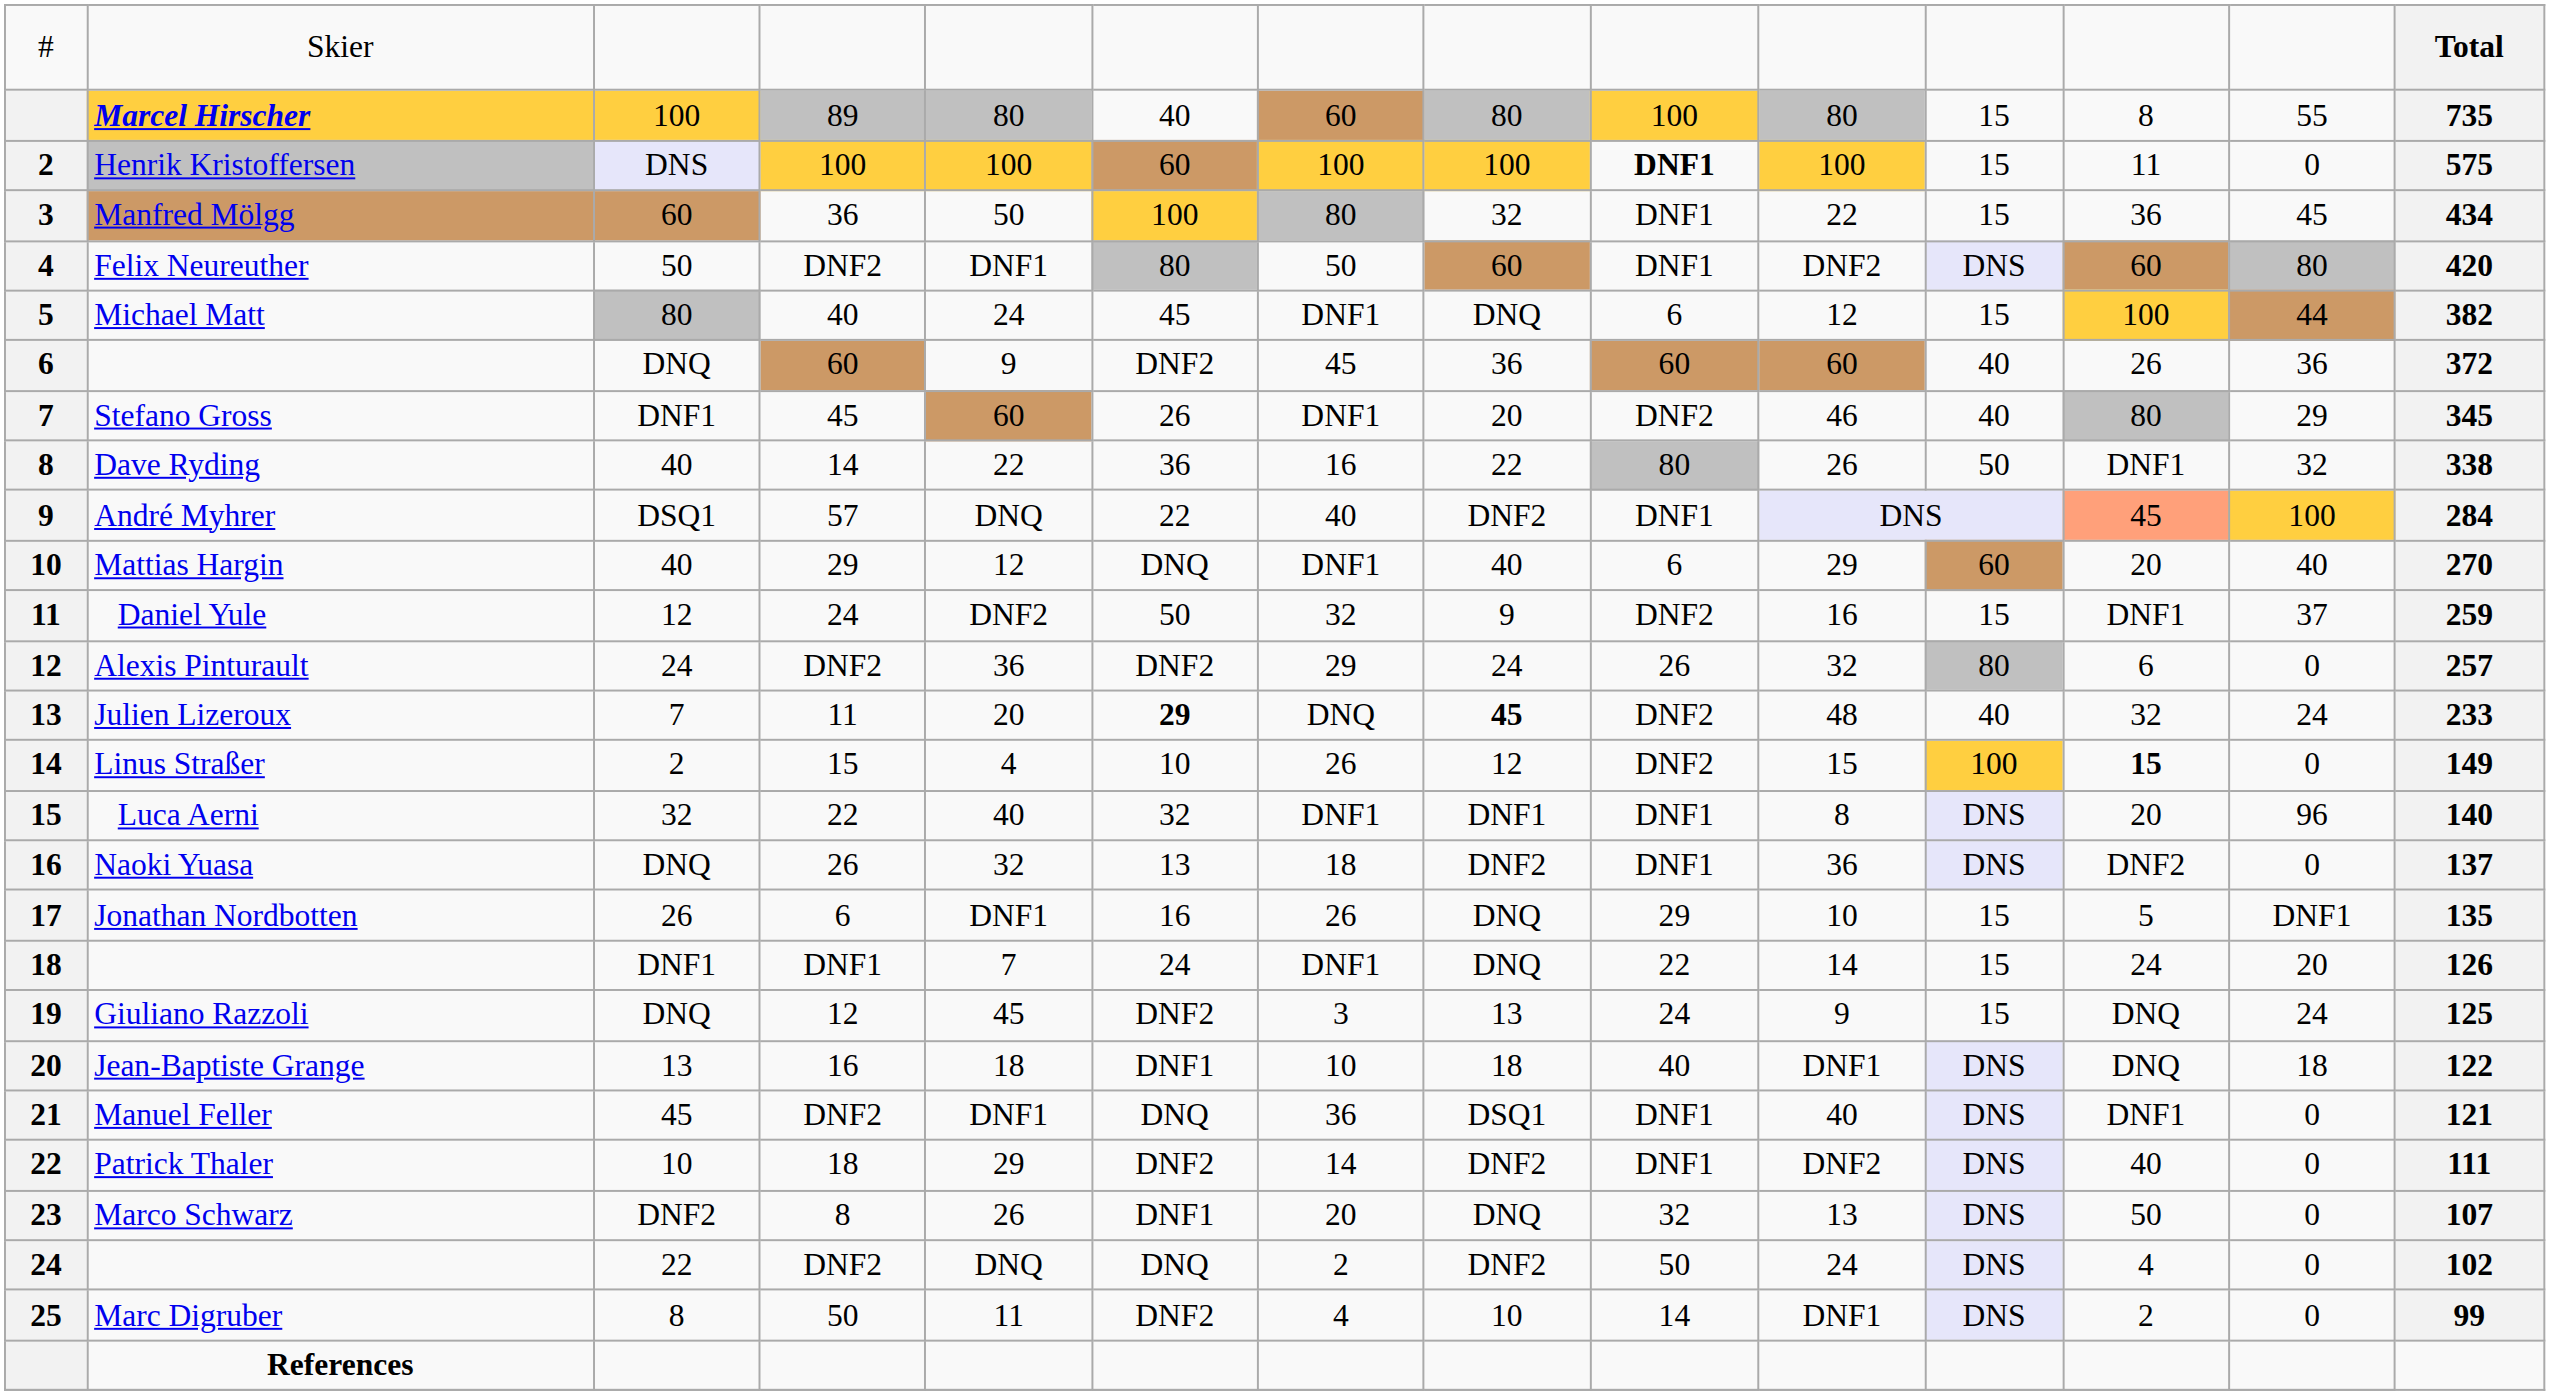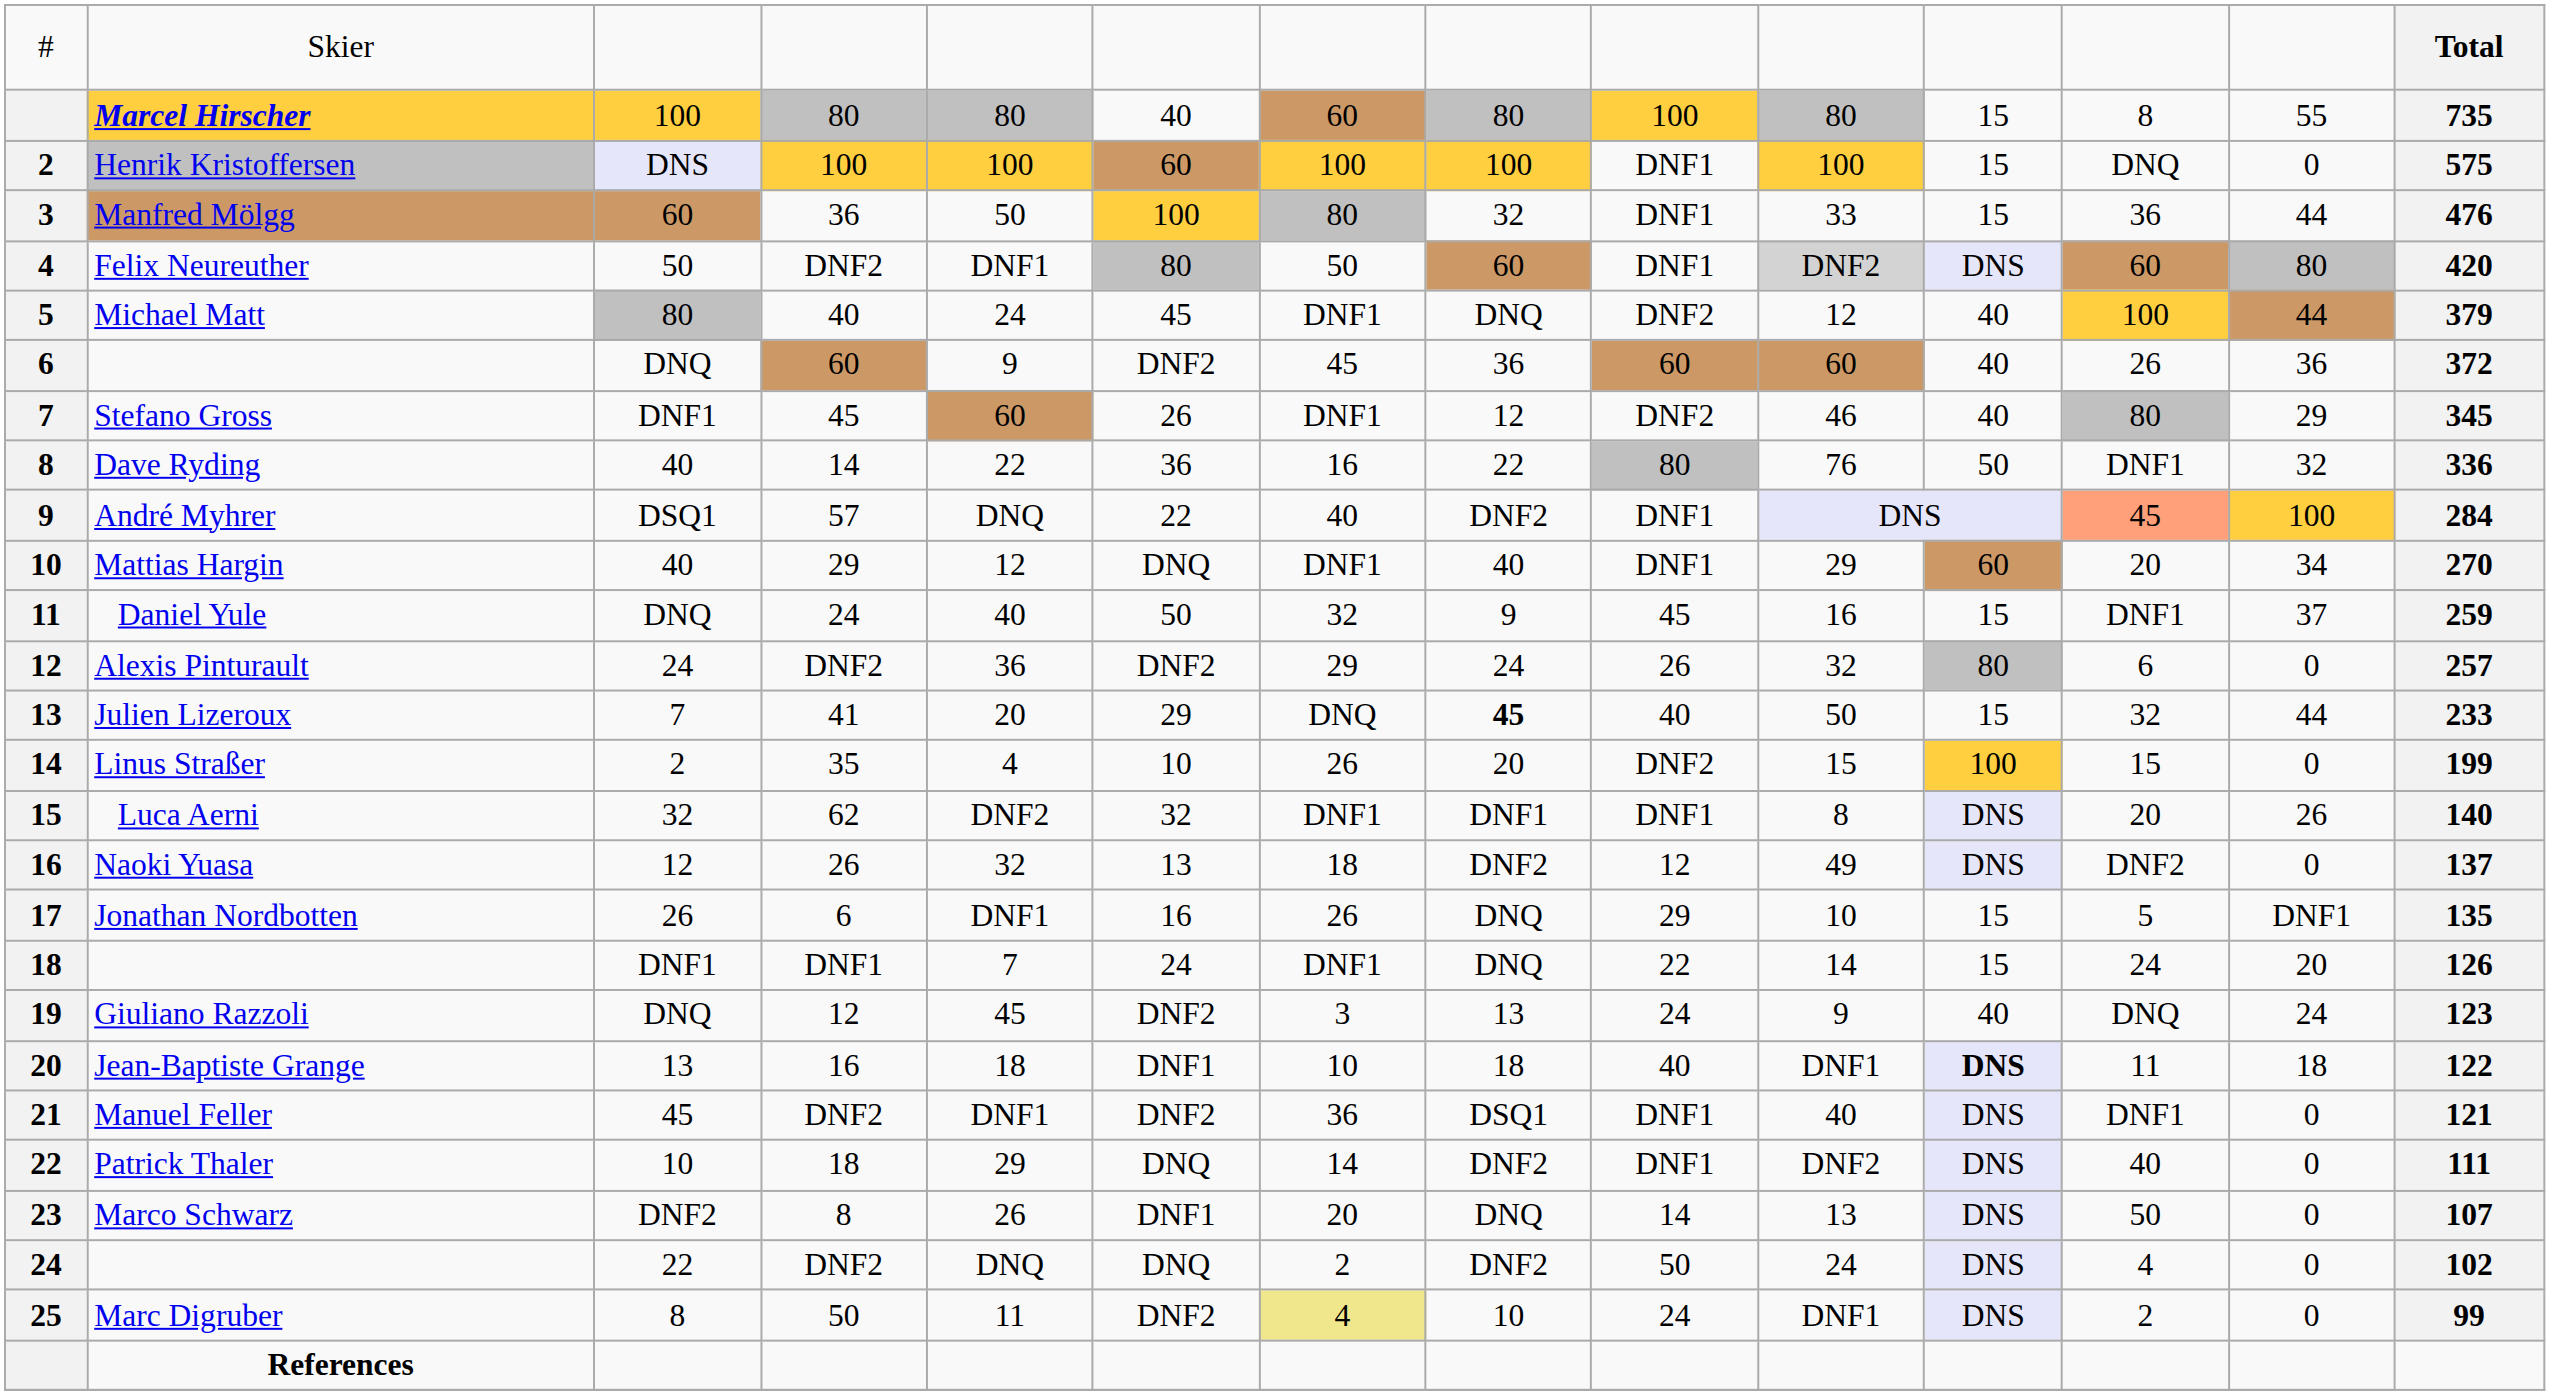(843, 114) 89 -> (844, 114) 80
(1674, 164) bold -> (1675, 164) normal
(2146, 164) 11 -> (2145, 164) DNQ
(1842, 214) 22 -> (1841, 214) 33
(2312, 214) 45 -> (2312, 214) 44
(2469, 214) 434 -> (2469, 214) 476
(1842, 264) no background -> (1841, 264) lightgrey background
(1674, 314) 6 -> (1675, 314) DNF2
(1994, 314) 15 -> (1993, 314) 40
(2469, 314) 382 -> (2469, 314) 379
(1507, 414) 20 -> (1509, 414) 12
(1842, 464) 26 -> (1841, 464) 76
(2469, 464) 338 -> (2469, 464) 336
(1674, 564) 6 -> (1675, 564) DNF1
(2312, 564) 40 -> (2312, 564) 34
(677, 614) 12 -> (677, 614) DNQ
(1009, 614) DNF2 -> (1010, 614) 40
(1674, 614) DNF2 -> (1675, 614) 45
(843, 714) 11 -> (844, 714) 41
(1175, 714) bold -> (1176, 714) normal
(1674, 714) DNF2 -> (1675, 714) 40
(1842, 714) 48 -> (1841, 714) 50
(1994, 714) 40 -> (1993, 714) 15
(2312, 714) 24 -> (2312, 714) 44
(843, 764) 15 -> (844, 764) 35
(1507, 764) 12 -> (1509, 764) 20
(2146, 764) bold -> (2145, 764) normal
(2469, 764) 149 -> (2469, 764) 199
(843, 814) 22 -> (844, 814) 62
(1009, 814) 40 -> (1010, 814) DNF2
(2312, 814) 96 -> (2312, 814) 26
(677, 864) DNQ -> (677, 864) 12
(1674, 864) DNF1 -> (1675, 864) 12
(1842, 864) 36 -> (1841, 864) 49
(1994, 1014) 15 -> (1993, 1014) 40
(2469, 1014) 125 -> (2469, 1014) 123
(1994, 1064) normal -> (1993, 1064) bold
(2146, 1064) DNQ -> (2145, 1064) 11
(1175, 1114) DNQ -> (1176, 1114) DNF2
(1175, 1164) DNF2 -> (1176, 1164) DNQ
(1674, 1214) 32 -> (1675, 1214) 14
(1341, 1314) no background -> (1342, 1314) khaki background
(1674, 1314) 14 -> (1675, 1314) 24
